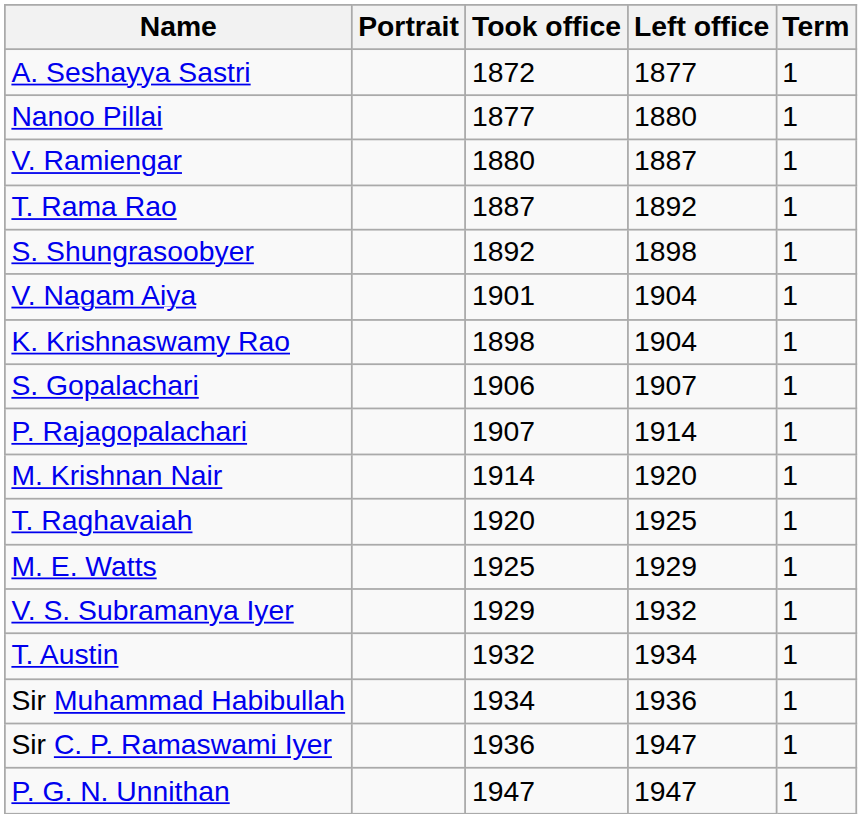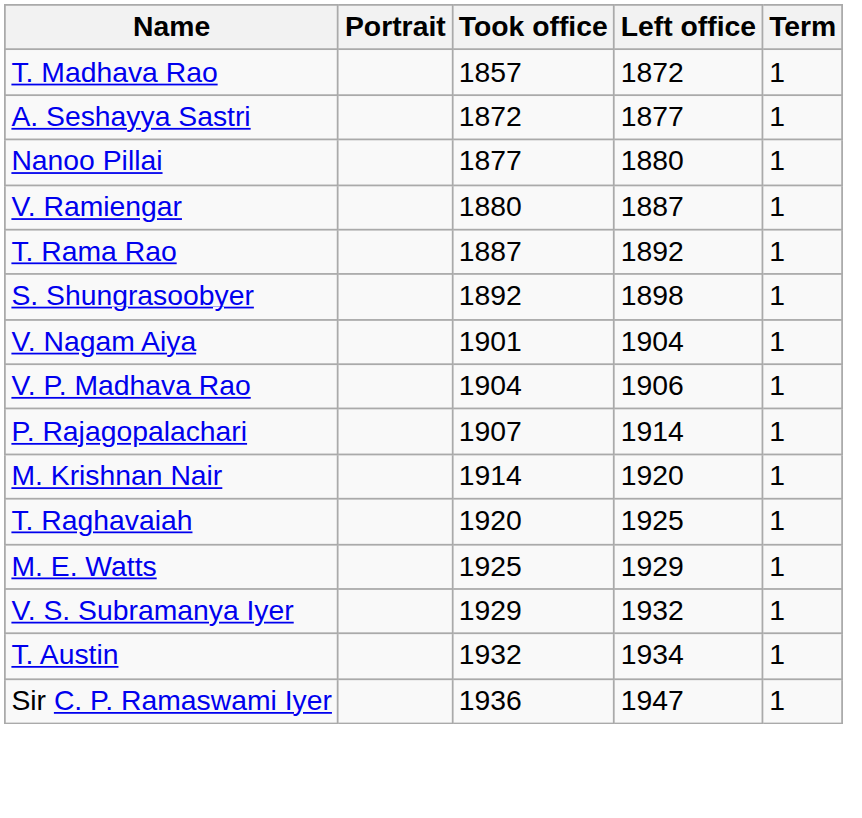+ row: (115, 71)
- row: (151, 341)
+ row: (131, 386)
- row: (105, 386)
- row: (178, 700)
- row: (121, 790)
